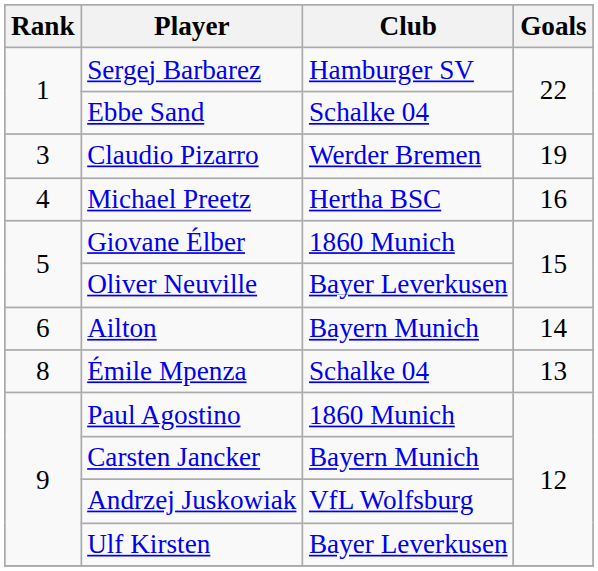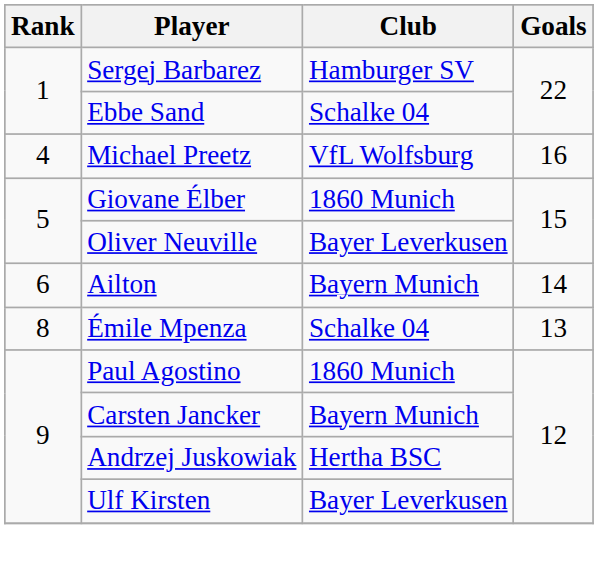- row: (173, 155)
(375, 198) Hertha BSC -> (391, 155) VfL Wolfsburg
(391, 500) VfL Wolfsburg -> (375, 457) Hertha BSC
